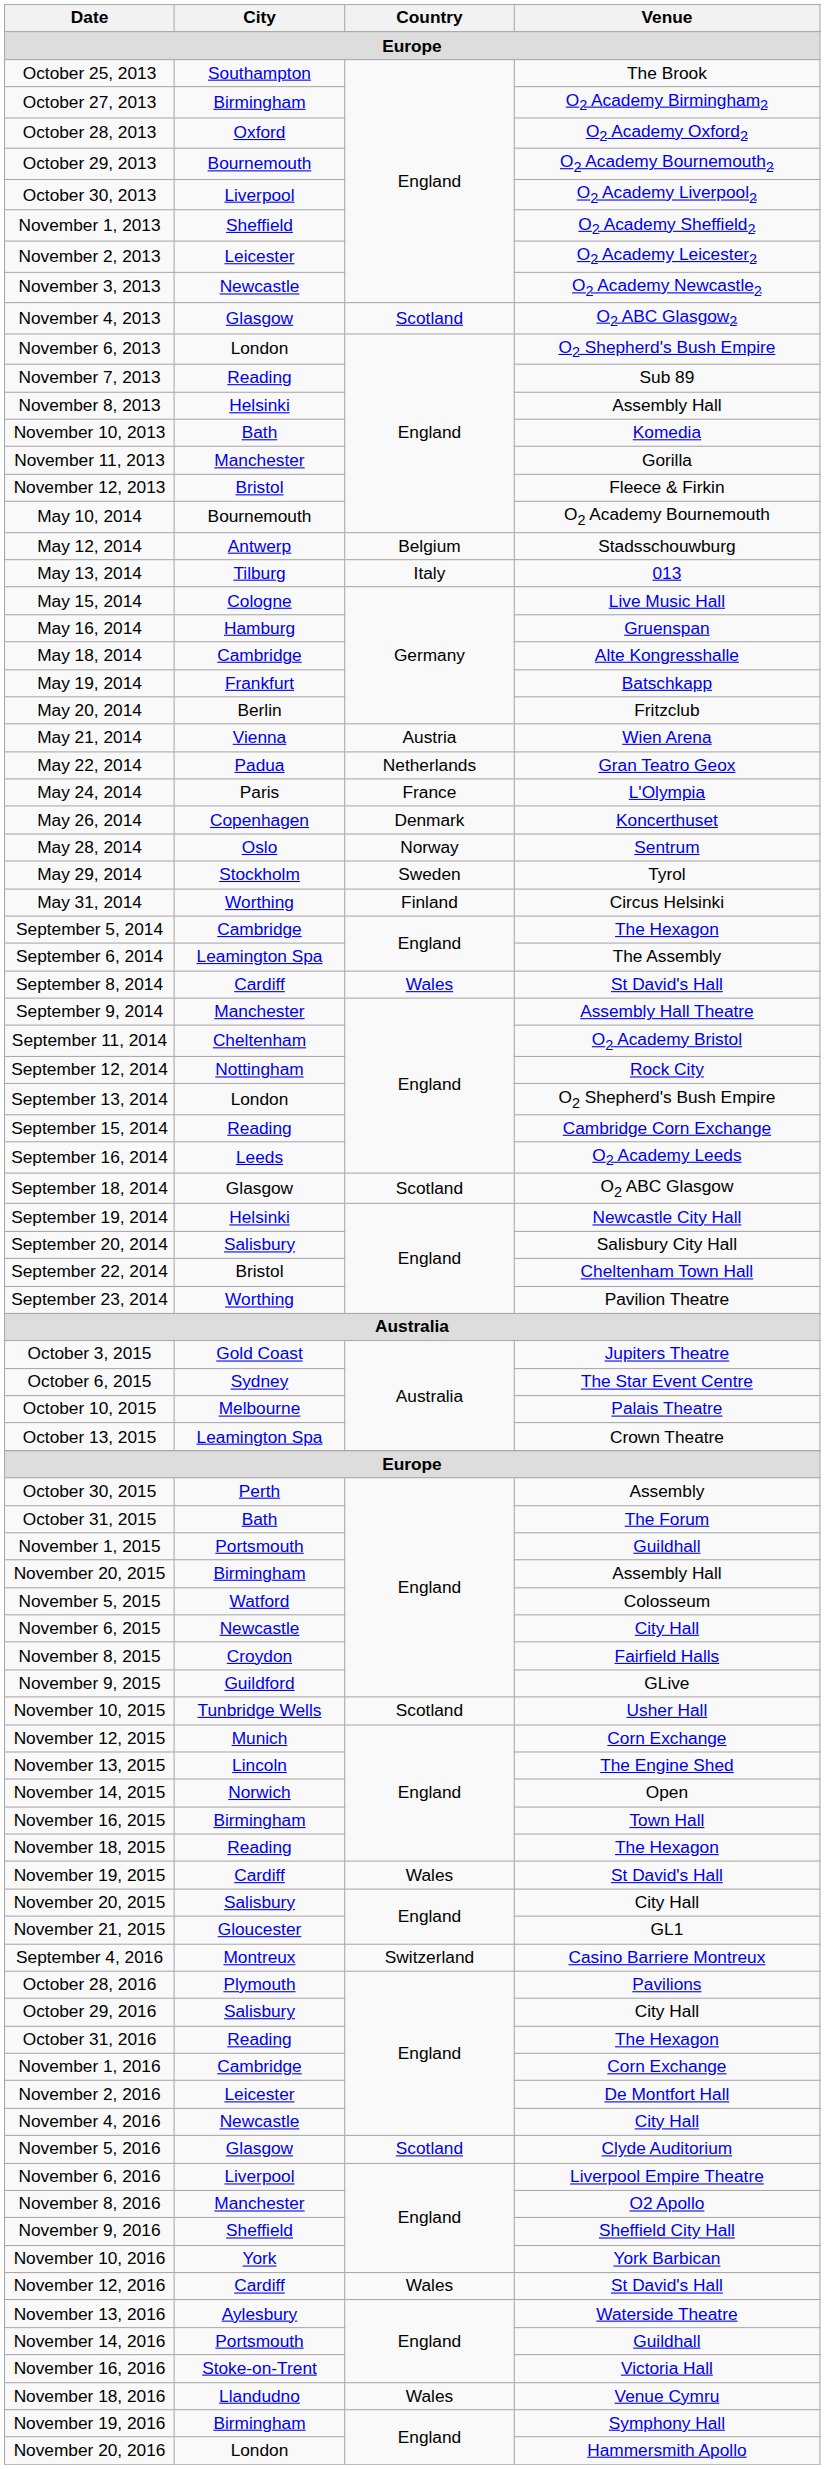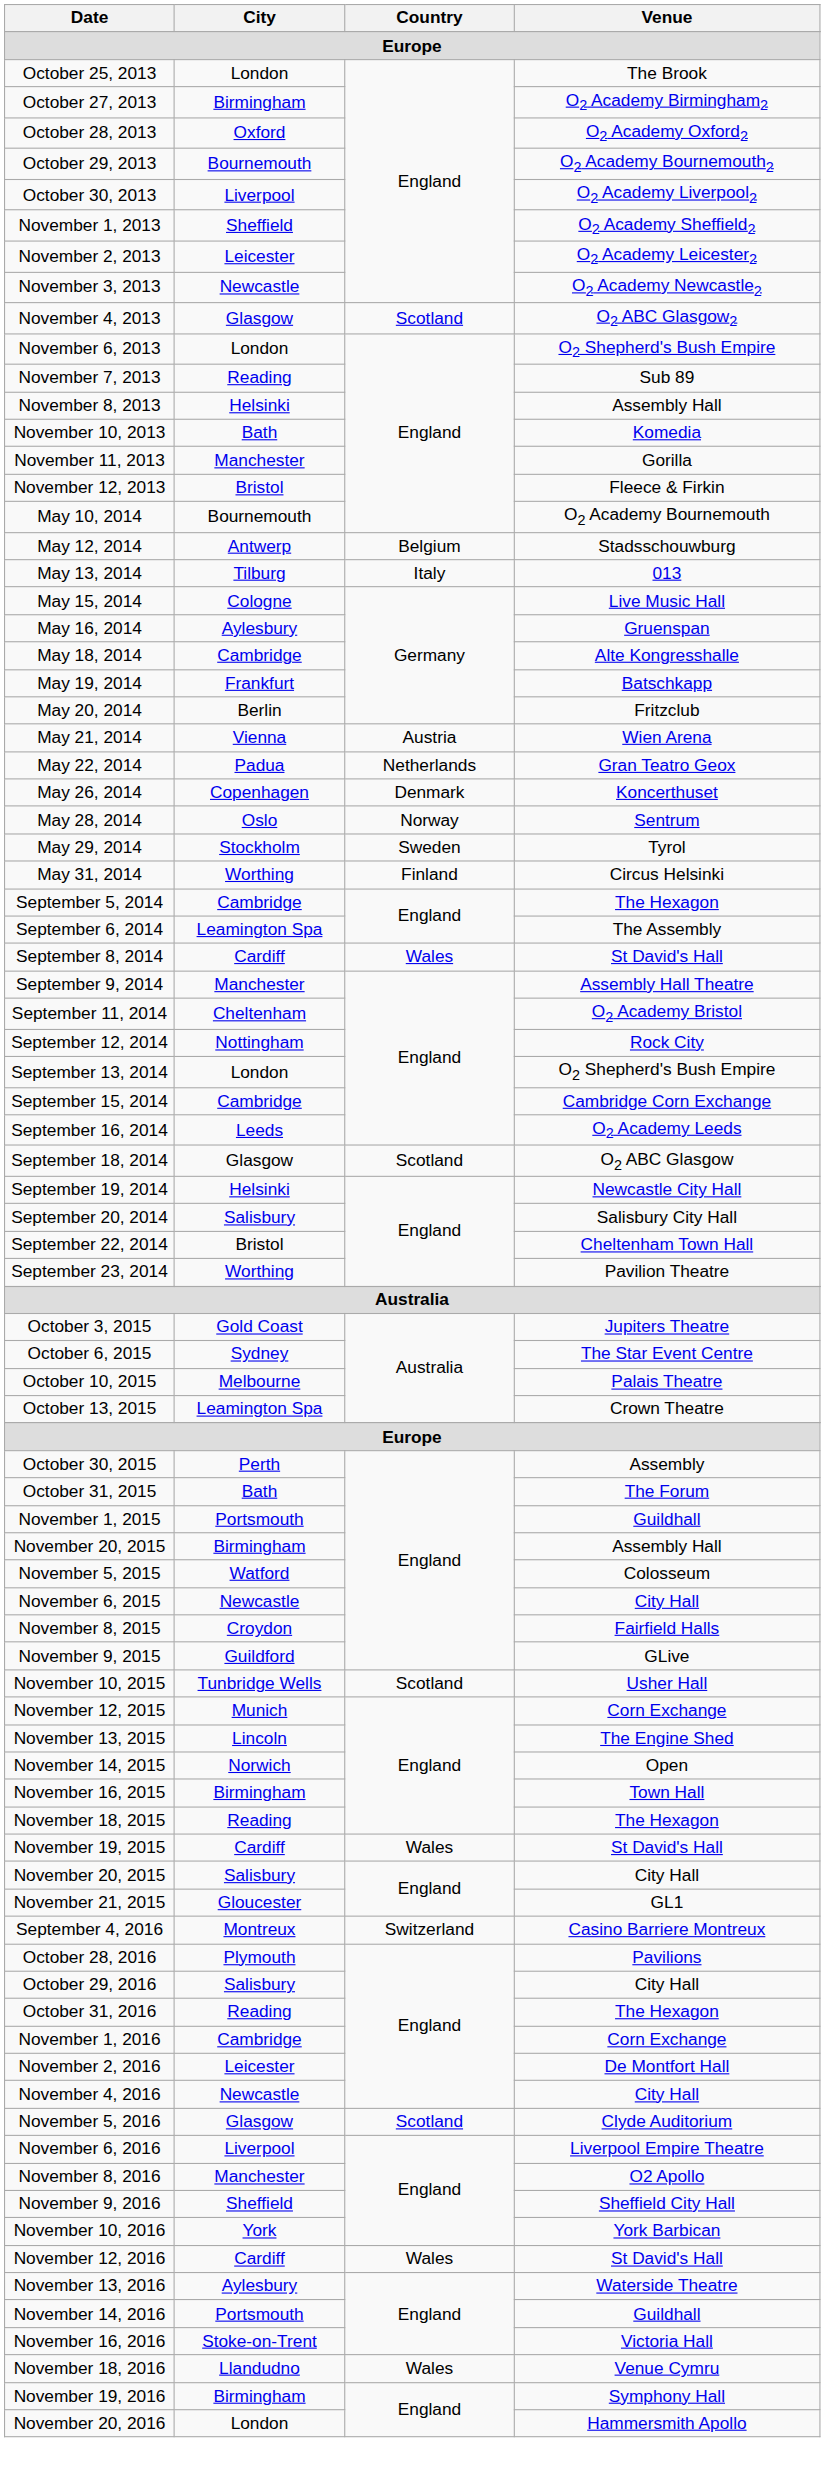(259, 73) Southampton -> (259, 73) London
(259, 628) Hamburg -> (259, 628) Aylesbury
- row: (90, 792)
(259, 1128) Reading -> (259, 1100) Cambridge
